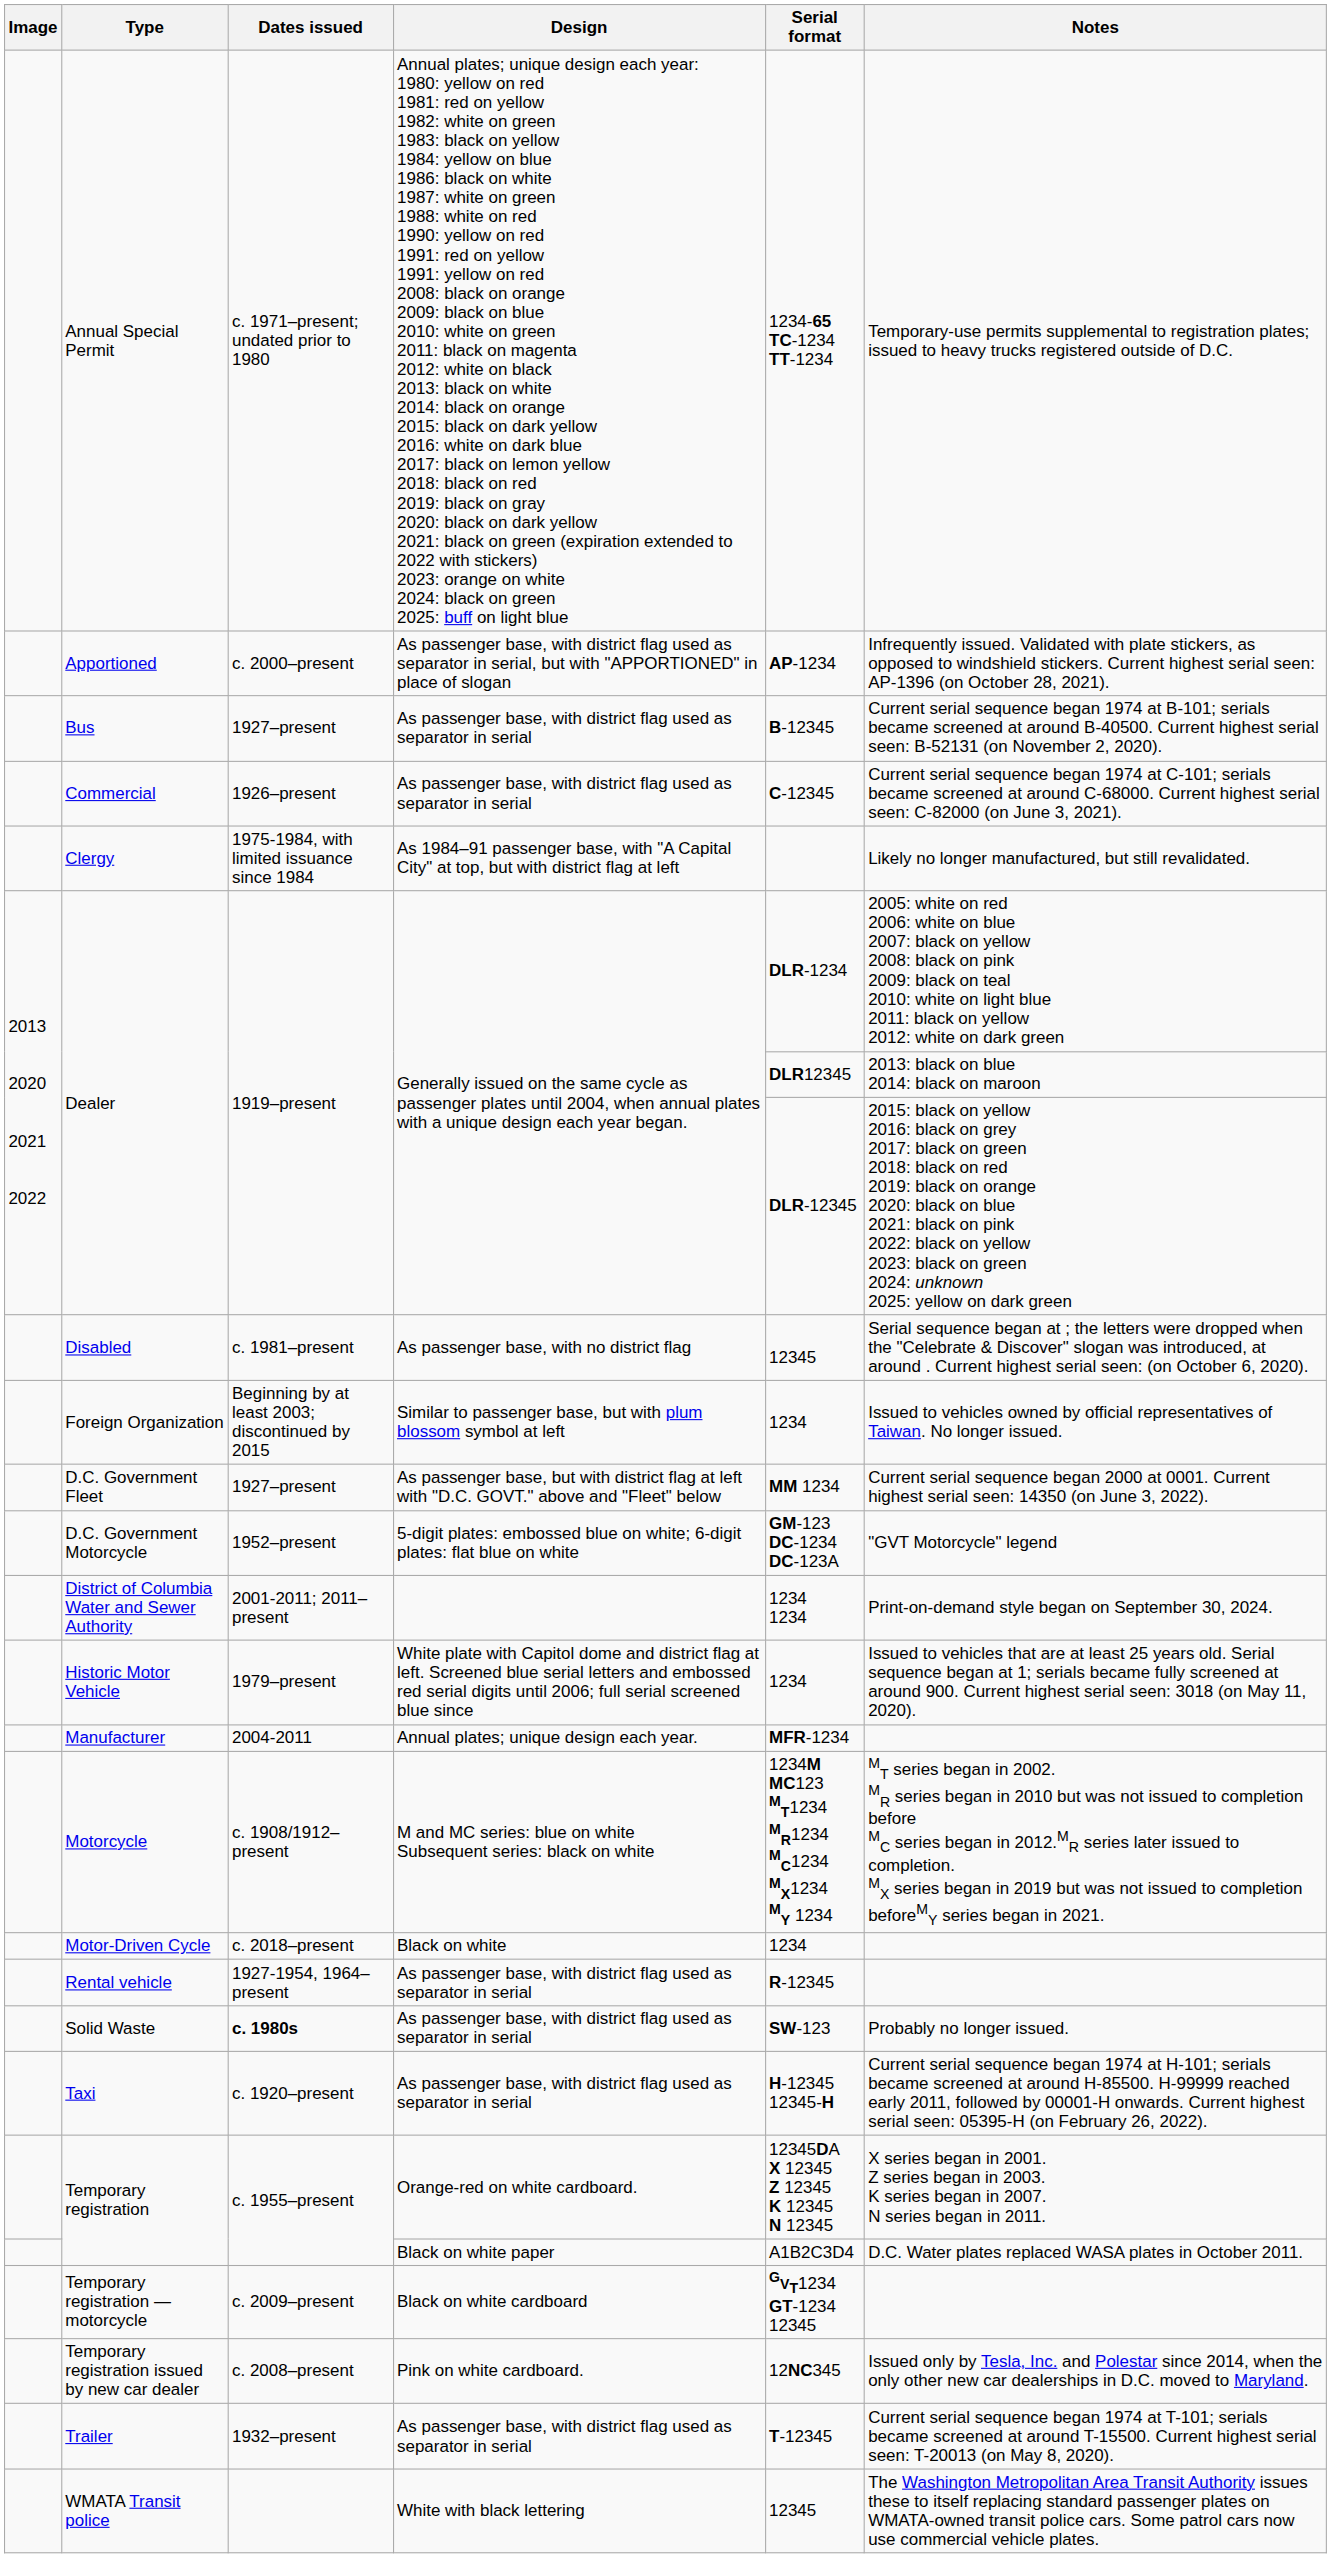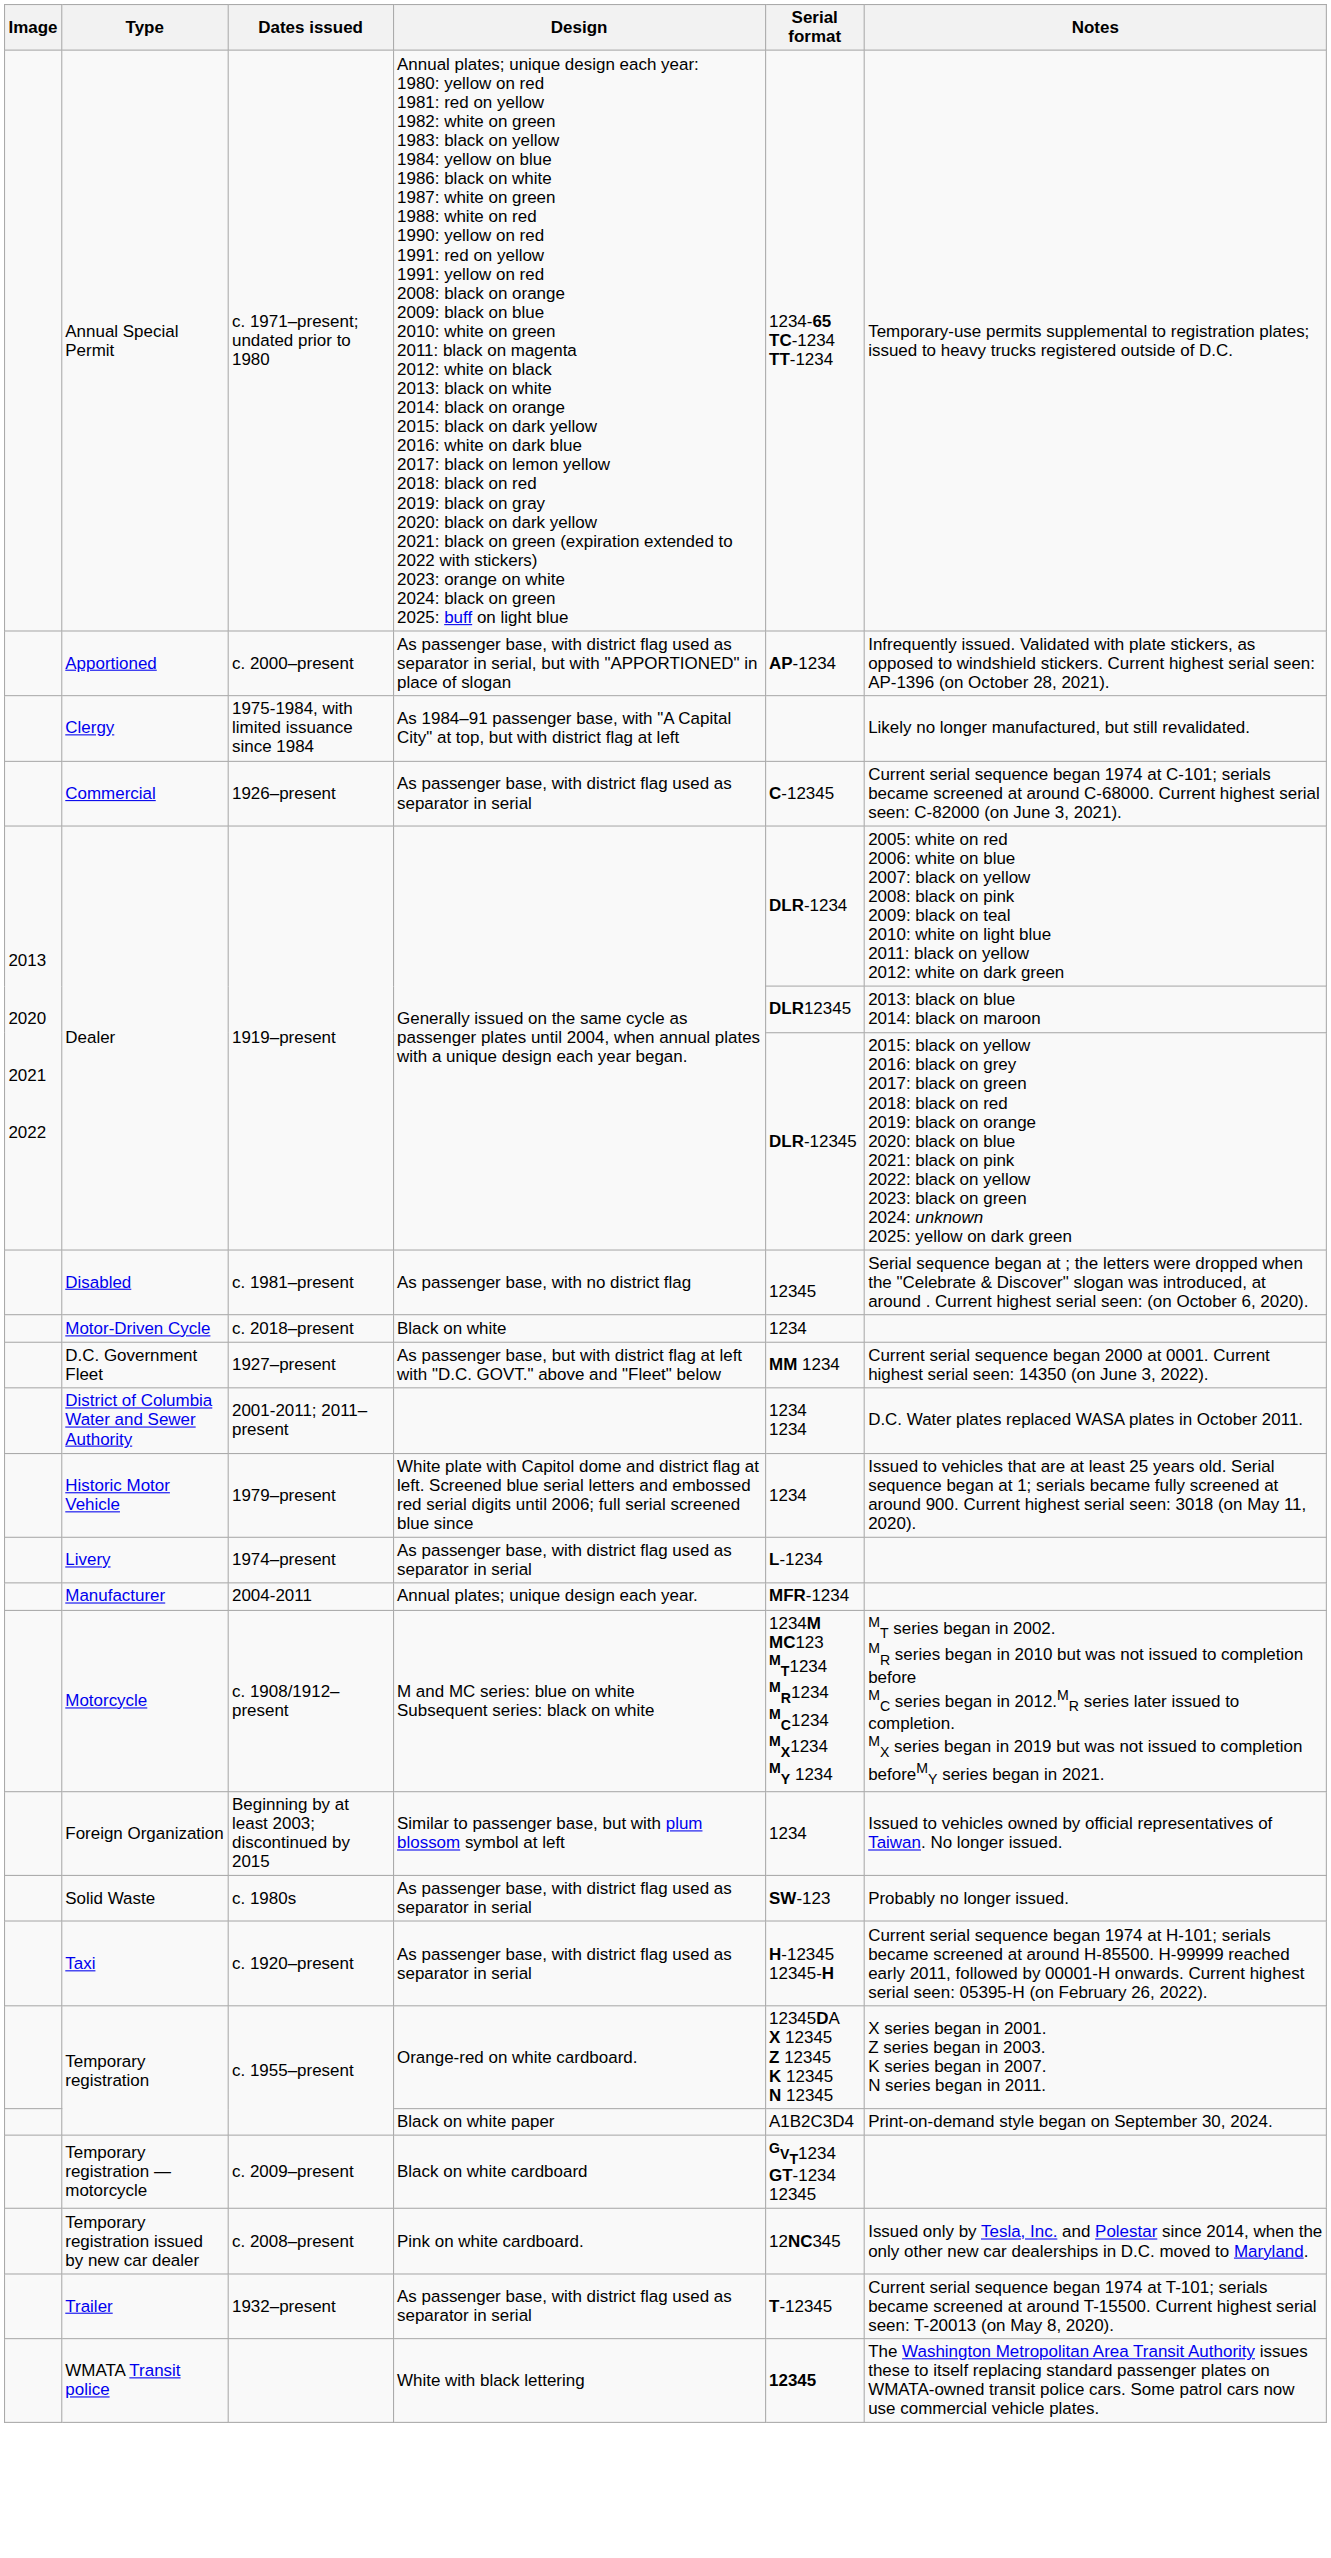- row: (80, 728)
rows swapped: (90, 858) <-> (111, 793)
rows swapped: (144, 1422) <-> (138, 1946)
- row: (131, 1542)
(1070, 1607) Print-on-demand style began on September 30, 2024. -> (1086, 1420) D.C. Water plates replaced WASA plates in October 2011.
+ row: (88, 1560)
- row: (119, 1982)
(265, 2028) bold -> (264, 1898) normal
(1086, 2252) D.C. Water plates replaced WASA plates in October 2011. -> (1070, 2122) Print-on-demand style began on September 30, 2024.
(793, 2510) normal -> (793, 2380) bold
